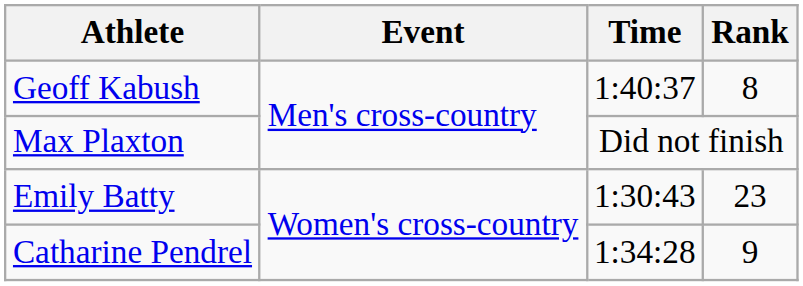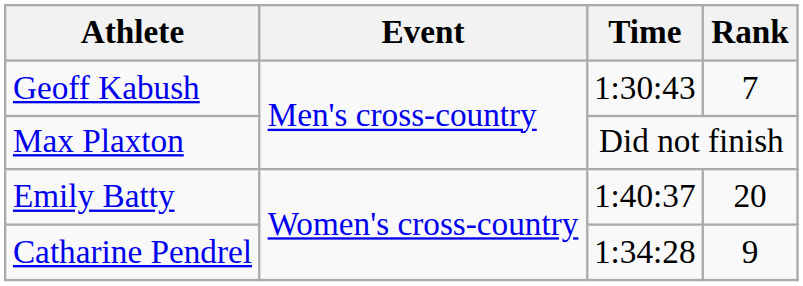(645, 87) 1:40:37 -> (645, 87) 1:30:43
(750, 87) 8 -> (750, 87) 7
(645, 196) 1:30:43 -> (645, 196) 1:40:37
(750, 196) 23 -> (750, 196) 20
